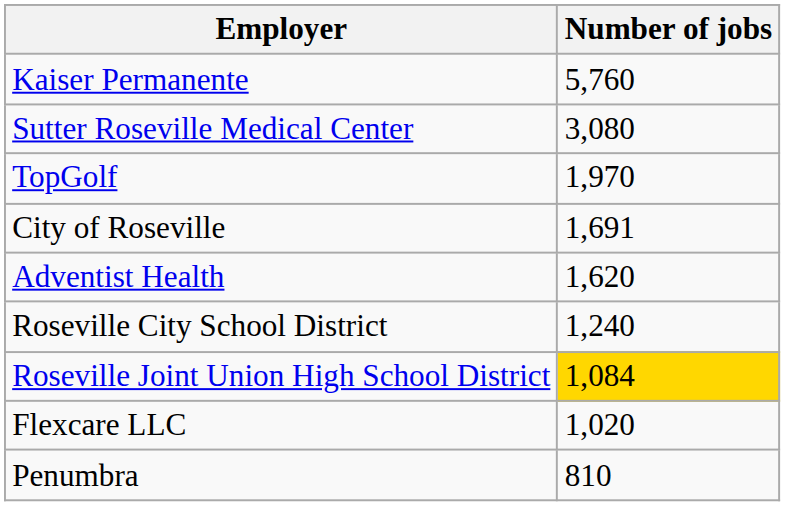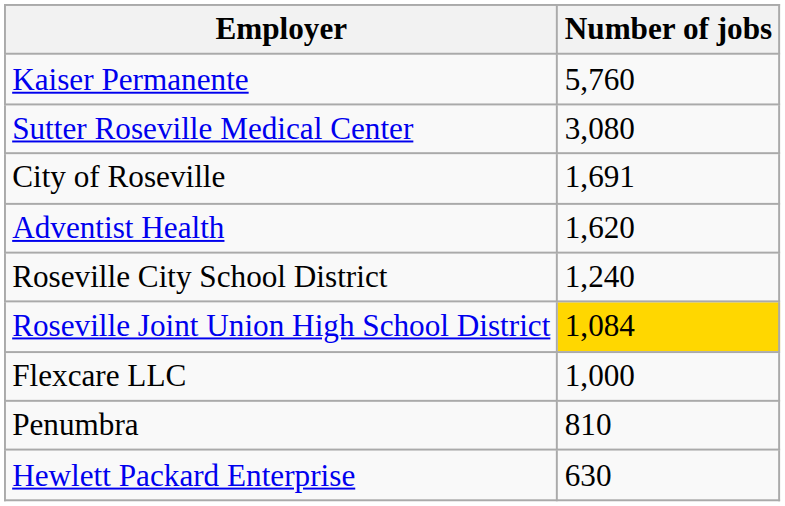- row: (65, 177)
(600, 425) 1,020 -> (600, 375) 1,000
+ row: (184, 474)
